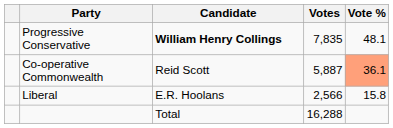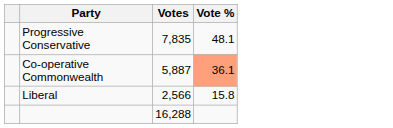- column: (228, 13)
